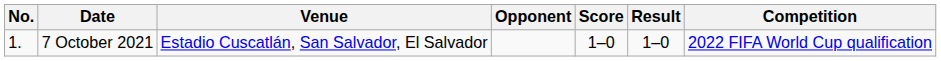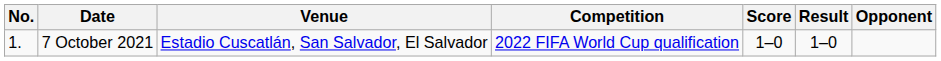columns swapped: (533, 17) <-> (810, 17)
